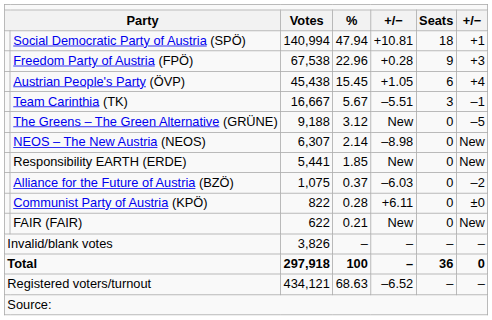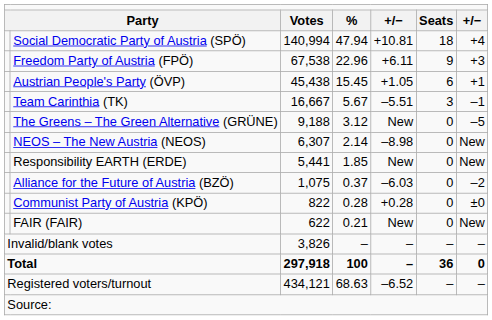(477, 40) +1 -> (477, 40) +4
(397, 61) +0.28 -> (397, 61) +6.11
(477, 81) +4 -> (477, 81) +1
(397, 203) +6.11 -> (397, 203) +0.28
